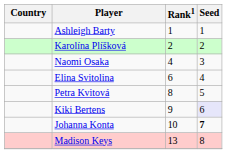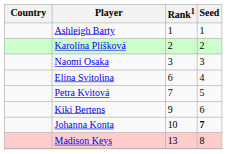(170, 62) 4 -> (170, 62) 3
(170, 93) 8 -> (170, 93) 7
(202, 109) lavender background -> (202, 109) no background
